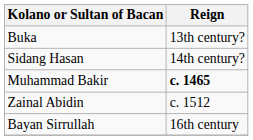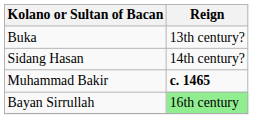- row: (46, 102)
(204, 124) no background -> (204, 102) lightgreen background
